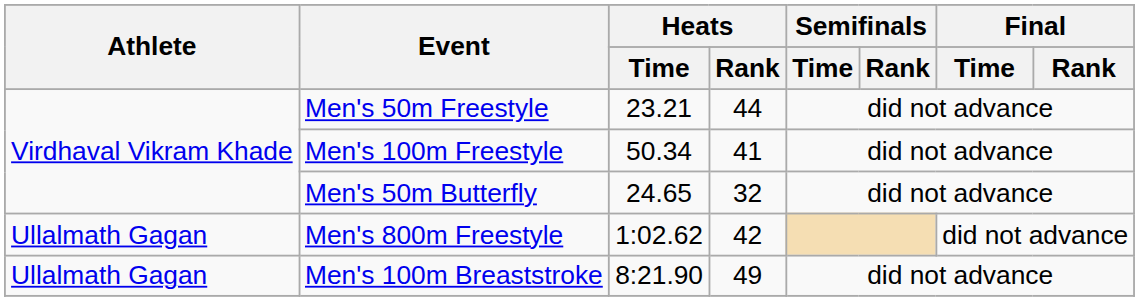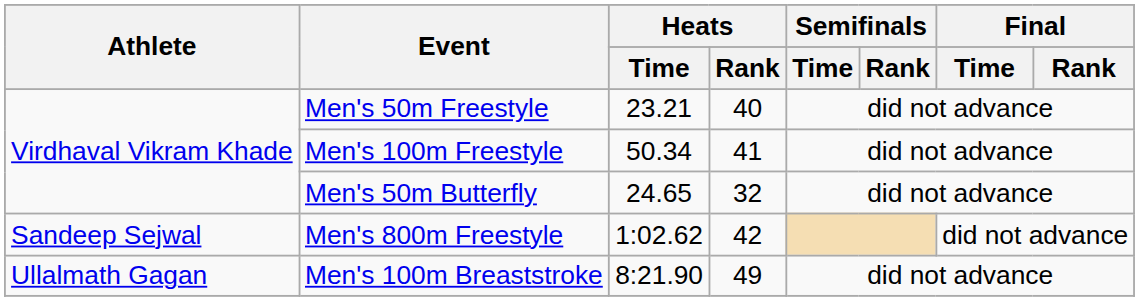(748, 109) 44 -> (748, 109) 40
(109, 234) Ullalmath Gagan -> (106, 234) Sandeep Sejwal
